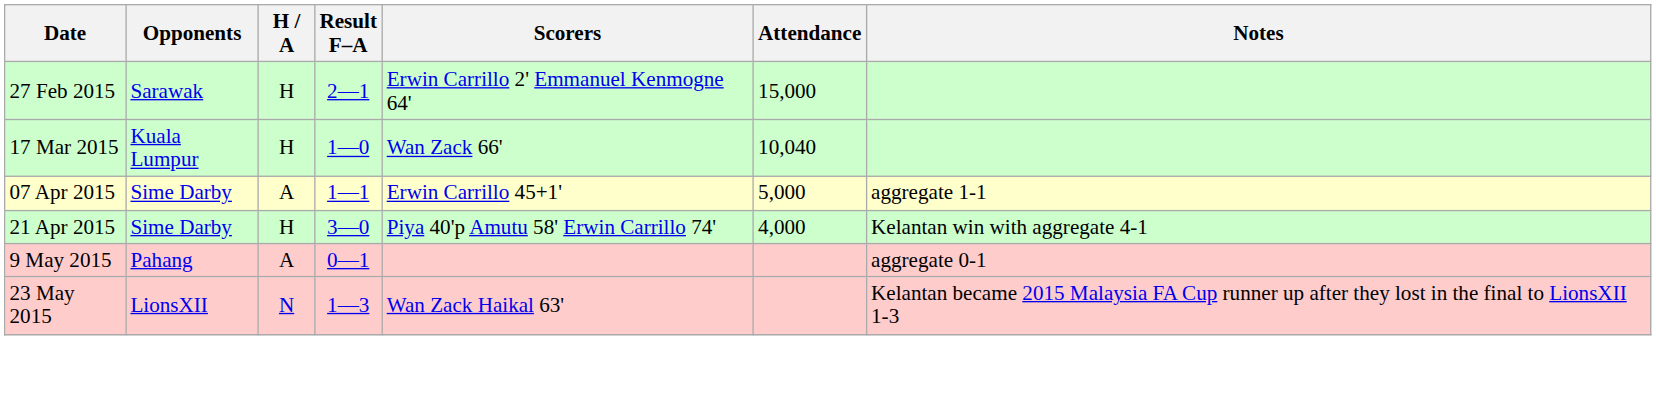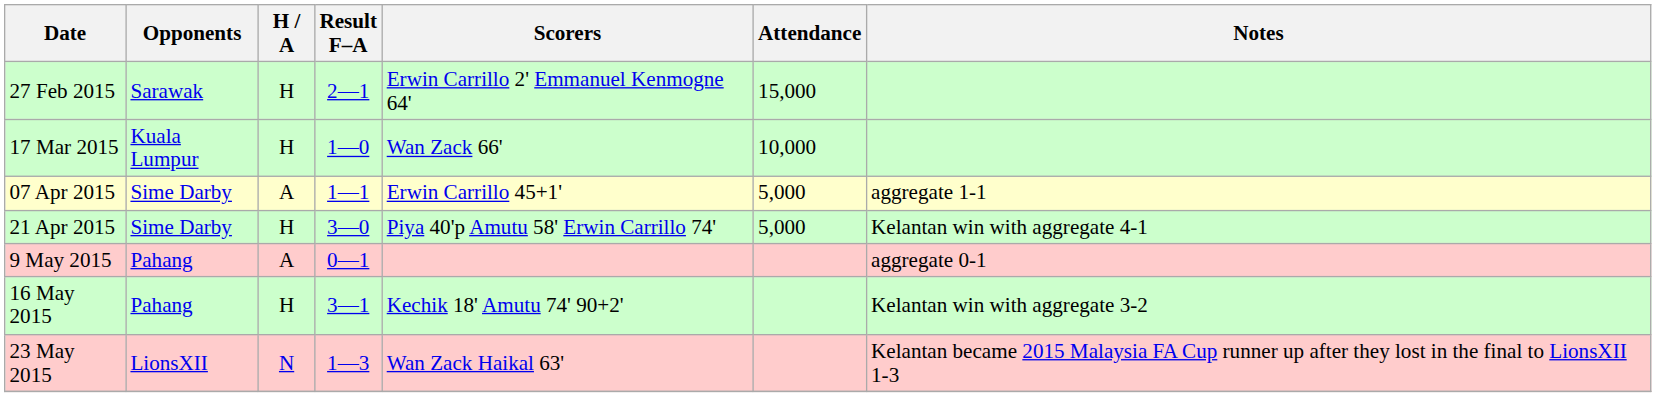(787, 147) 10,040 -> (787, 147) 10,000
(782, 226) 4,000 -> (782, 226) 5,000
+ row: (42, 305)
